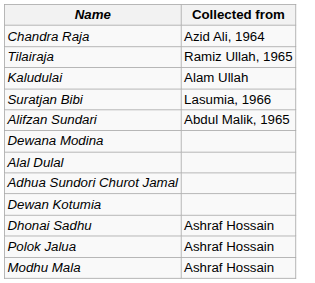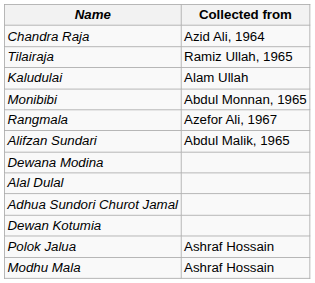+ row: (32, 99)
+ row: (38, 120)
- row: (45, 99)
- row: (50, 225)
